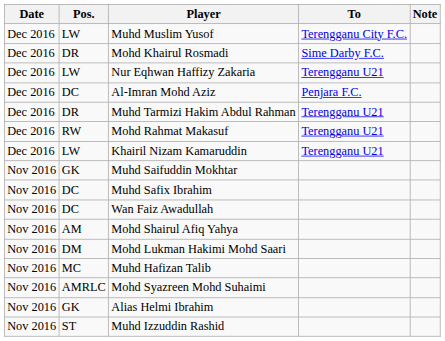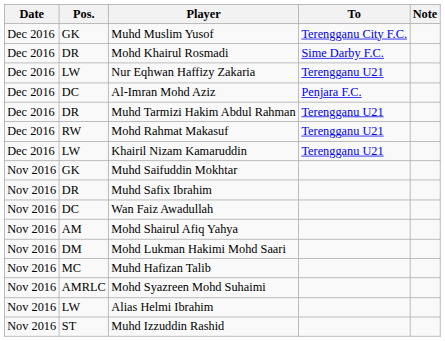(71, 33) LW -> (71, 33) GK
(70, 190) DC -> (70, 190) DR
(71, 307) GK -> (71, 307) LW
